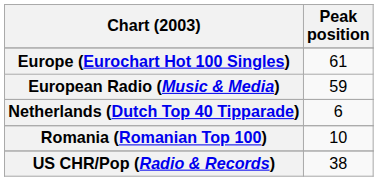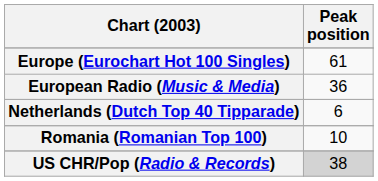(338, 86) 59 -> (338, 86) 36
(338, 163) no background -> (338, 163) lightgrey background
